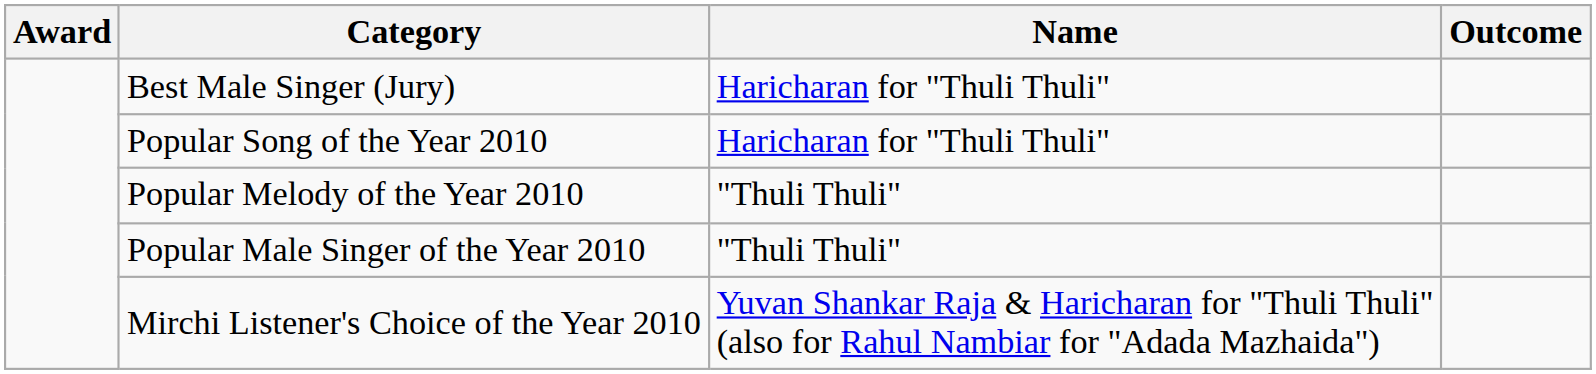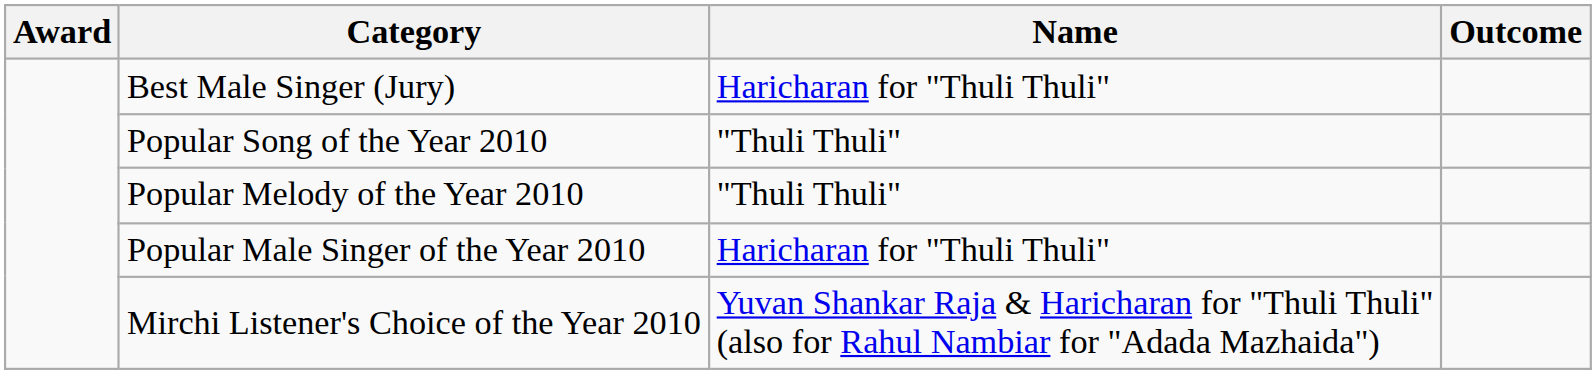(913, 140) Haricharan for "Thuli Thuli" -> (809, 140) "Thuli Thuli"
(809, 248) "Thuli Thuli" -> (913, 248) Haricharan for "Thuli Thuli"
